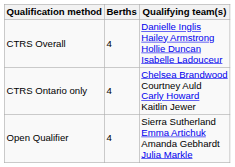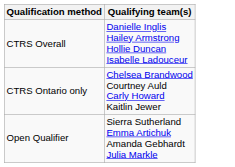- column: (122, 12)
